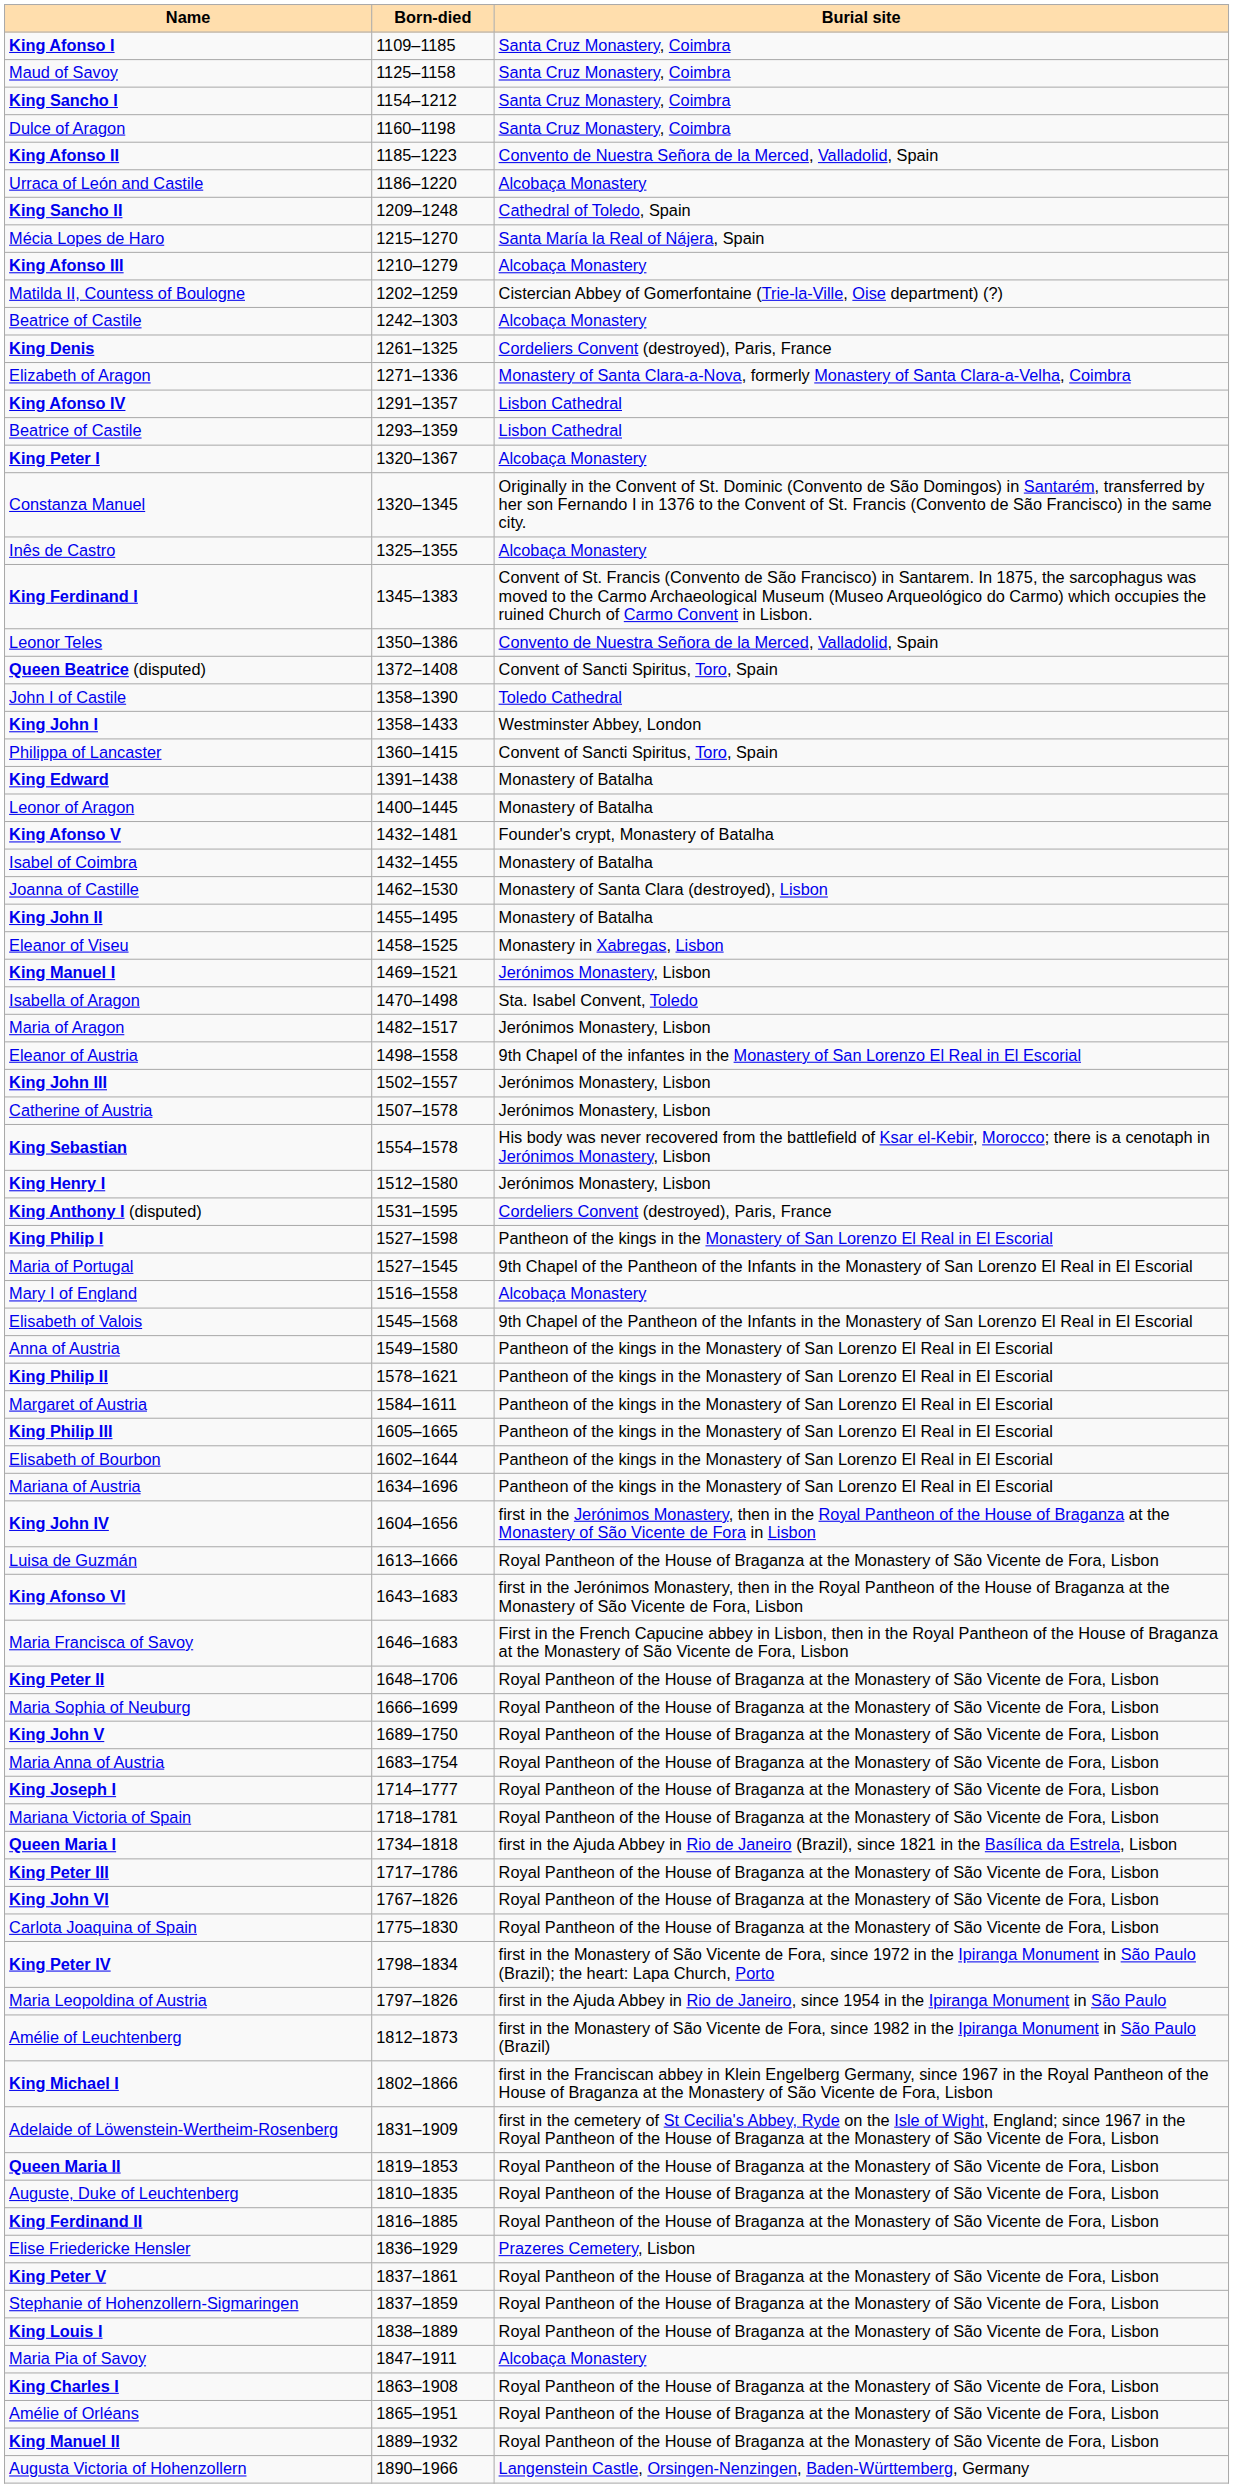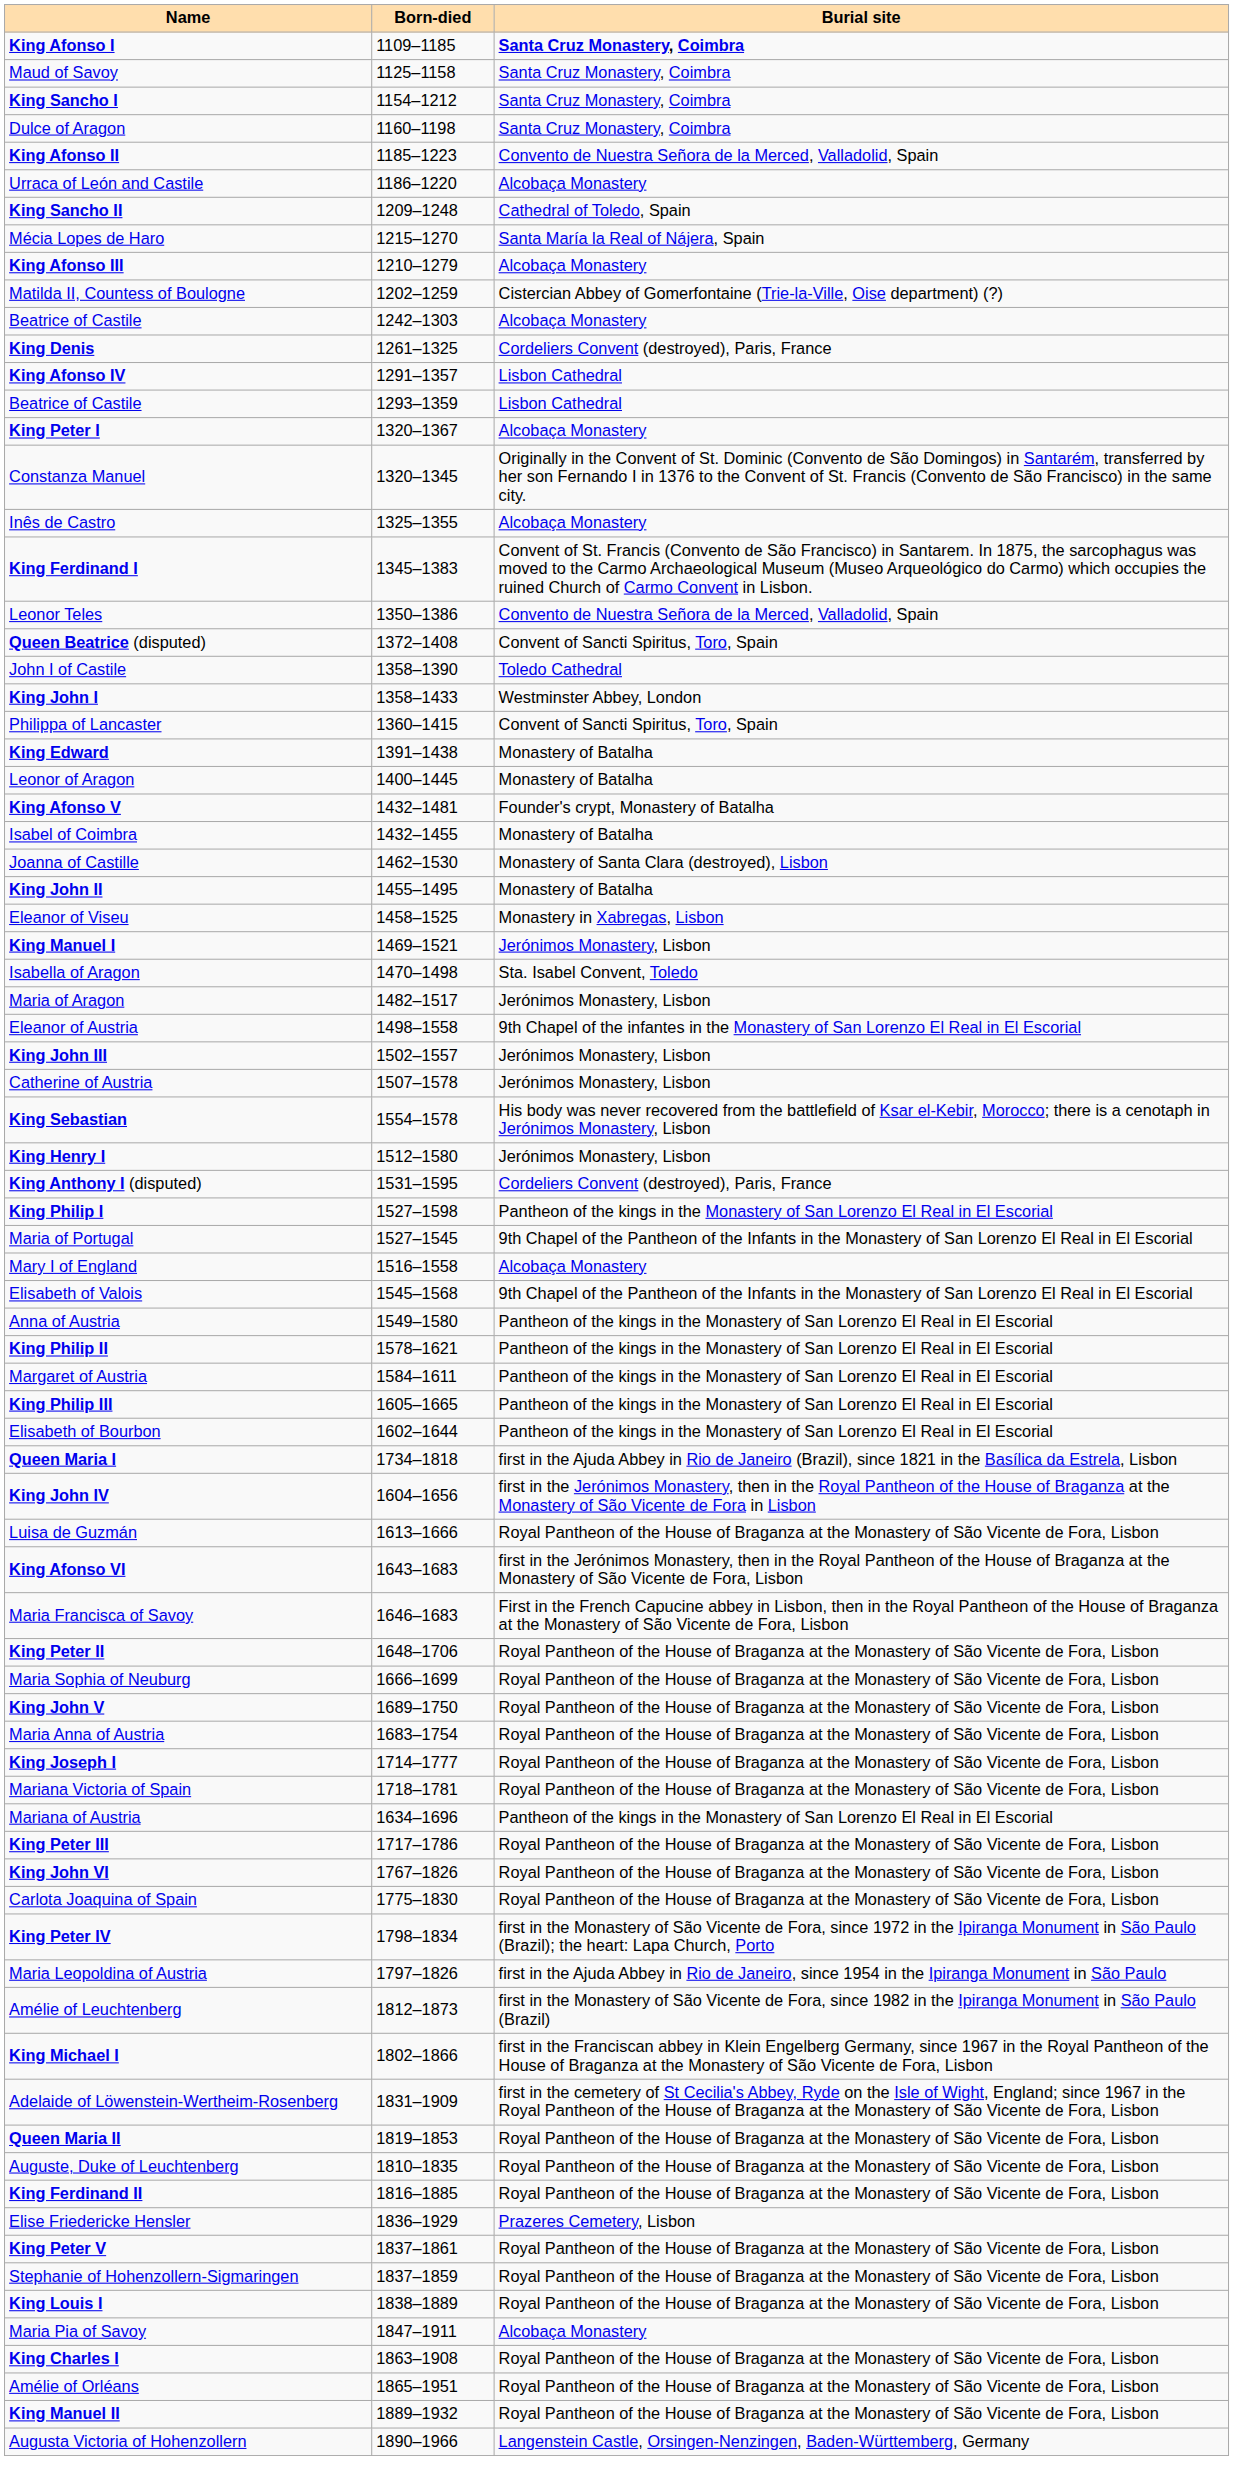(615, 45) normal -> (621, 45) bold
- row: (80, 376)
rows swapped: (75, 1487) <-> (63, 1845)
